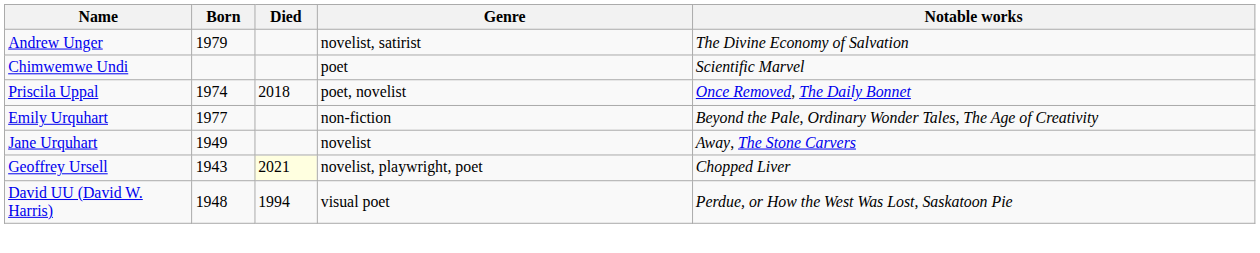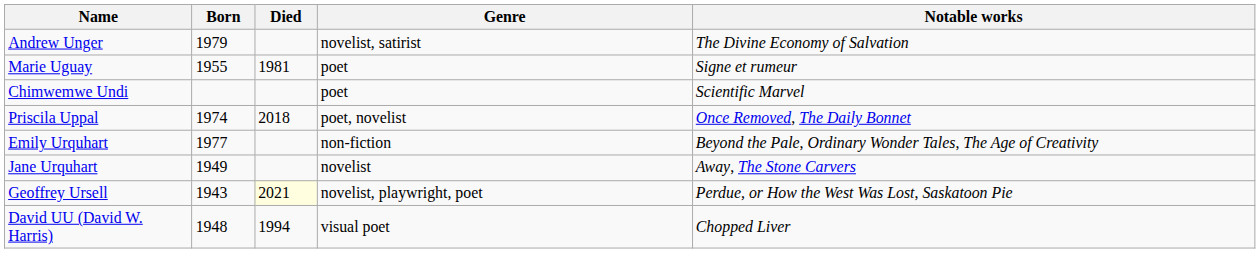+ row: (50, 67)
(743, 167) Chopped Liver -> (854, 192) Perdue, or How the West Was Lost, Saskatoon Pie
(854, 201) Perdue, or How the West Was Lost, Saskatoon Pie -> (743, 226) Chopped Liver
